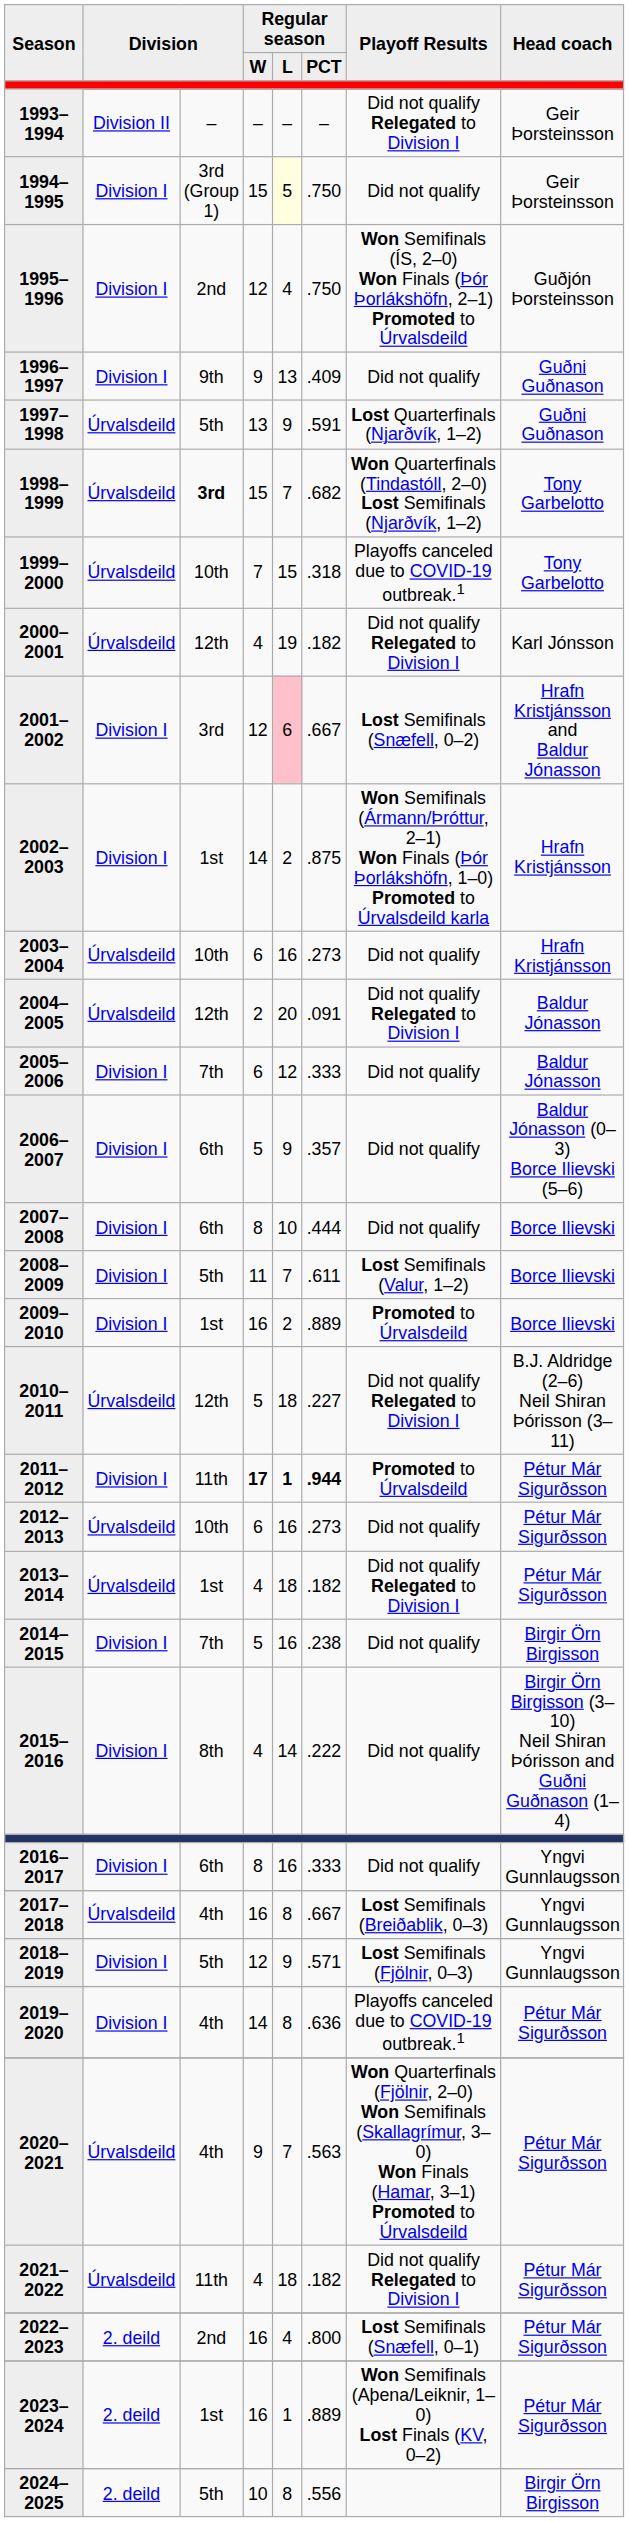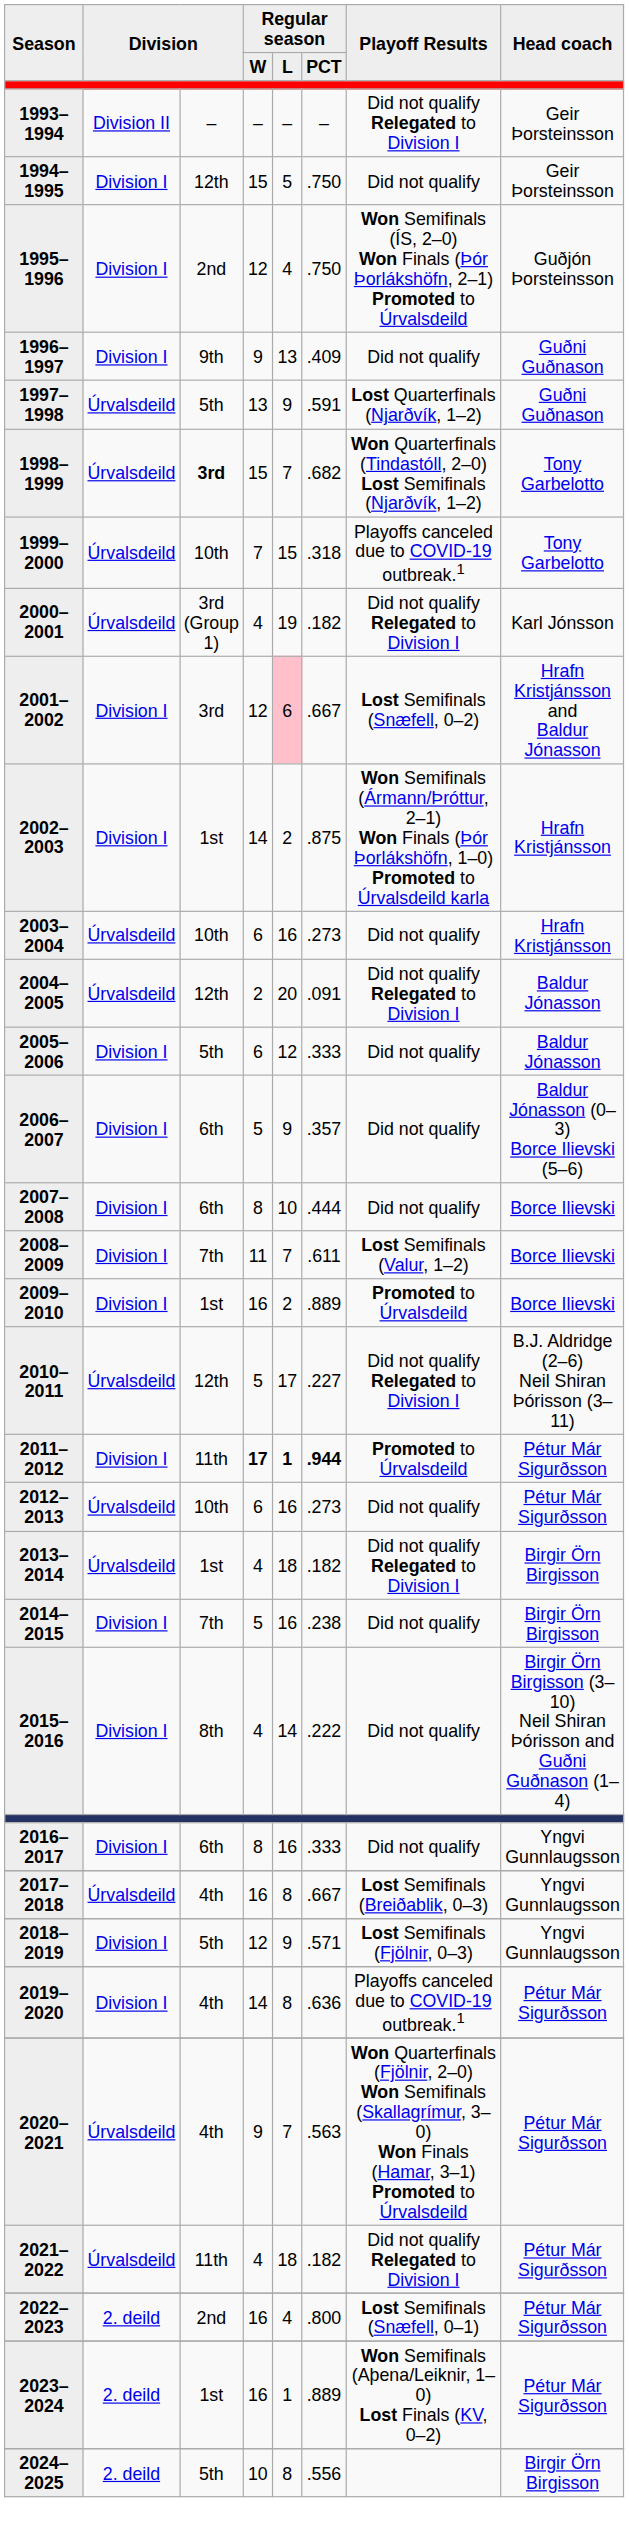(211, 191) 3rd (Group 1) -> (211, 181) 12th
(287, 191) lightyellow background -> (287, 181) no background
(211, 642) 12th -> (211, 622) 3rd (Group 1)
(211, 1071) 7th -> (211, 1051) 5th
(211, 1275) 5th -> (211, 1255) 7th
(287, 1401) 18 -> (287, 1381) 17
(563, 1585) Pétur Már Sigurðsson -> (563, 1565) Birgir Örn Birgisson
